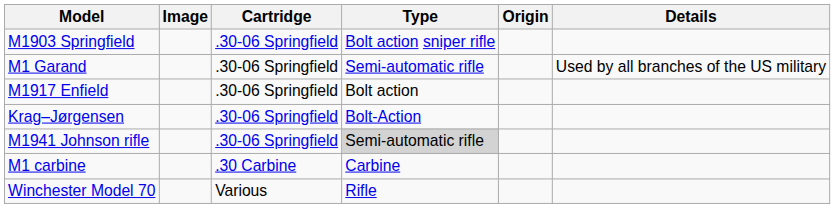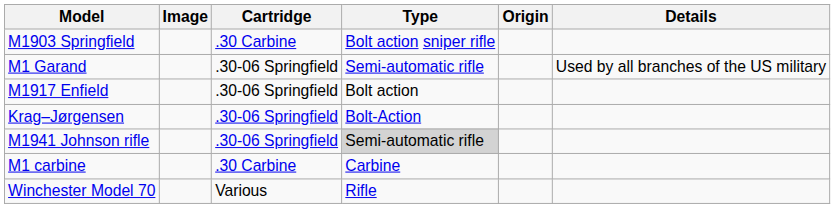(277, 41) .30-06 Springfield -> (256, 41) .30 Carbine
